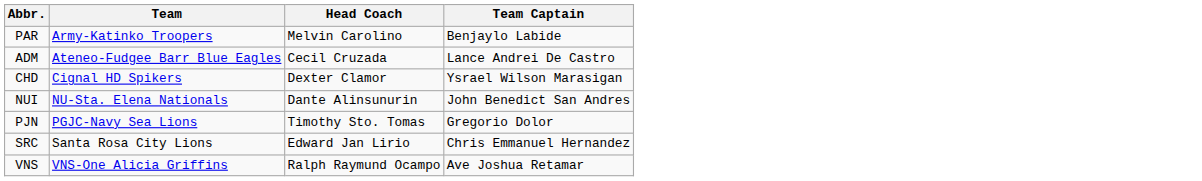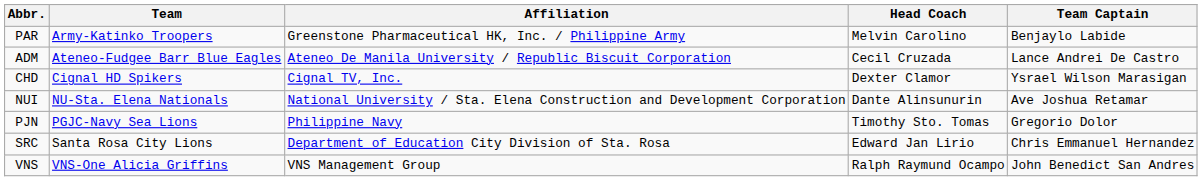+ column: (567, 15)
(538, 101) John Benedict San Andres -> (1080, 101) Ave Joshua Retamar
(515, 165) Ave Joshua Retamar -> (1103, 165) John Benedict San Andres
